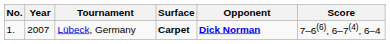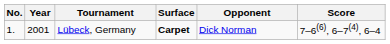(38, 29) 2007 -> (38, 29) 2001
(230, 29) bold -> (228, 29) normal
